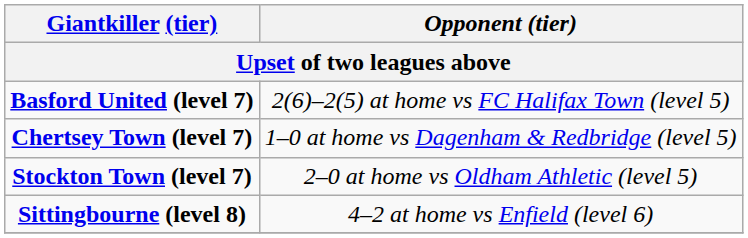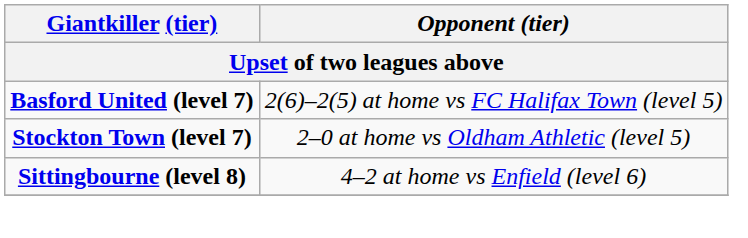- row: (132, 137)
